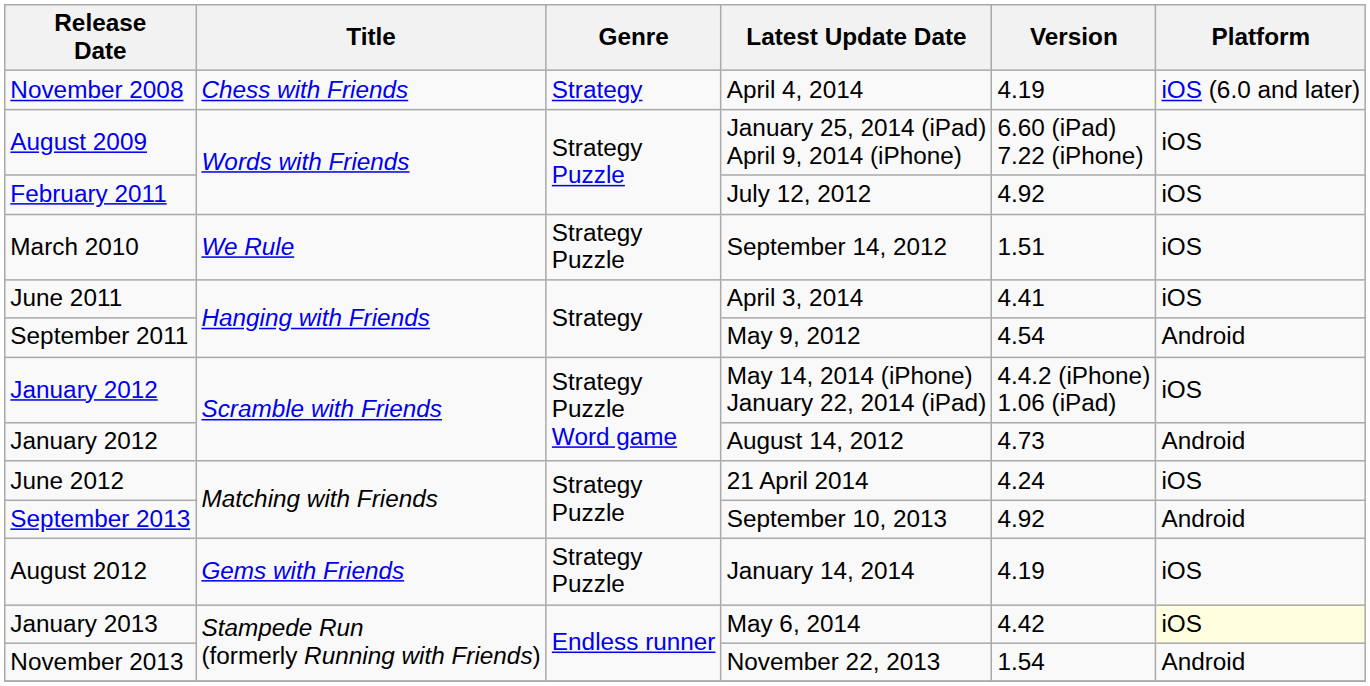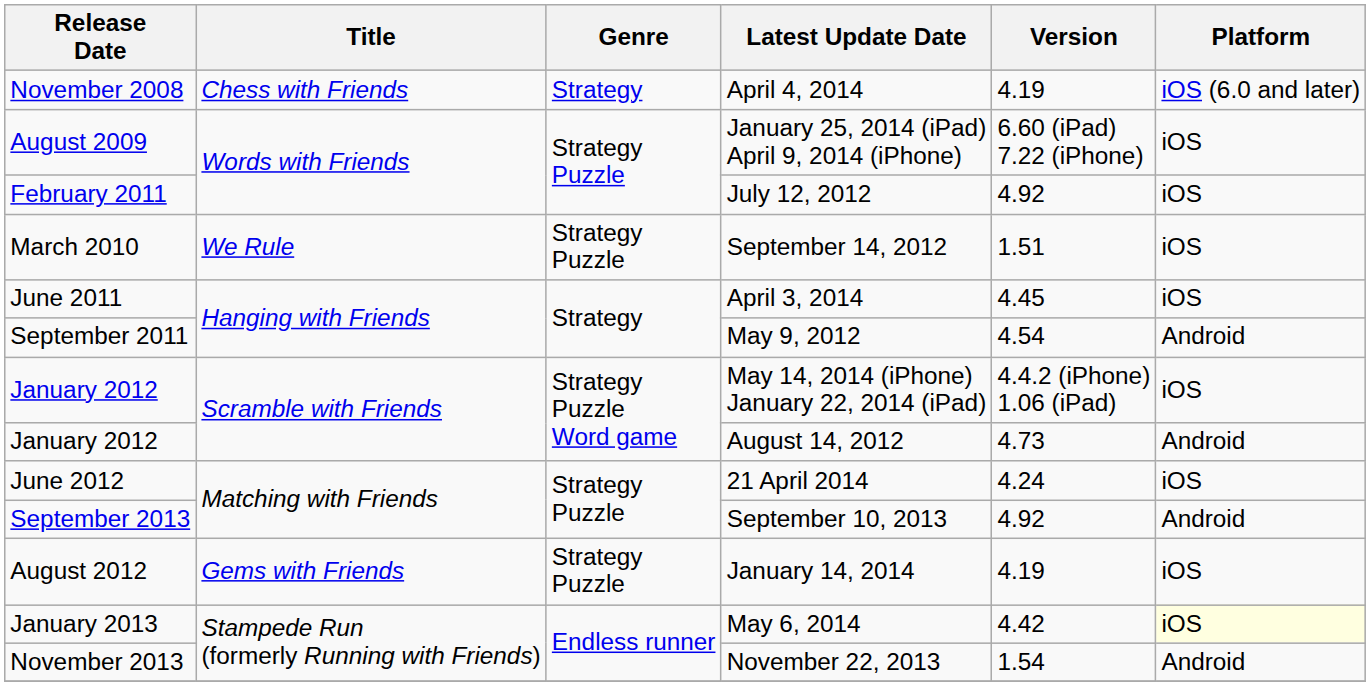(1021, 298) 4.41 -> (1021, 298) 4.45
